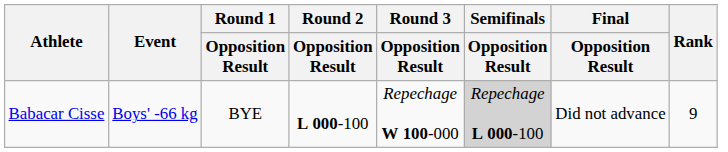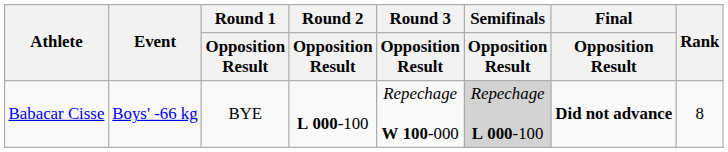(610, 114) normal -> (614, 114) bold
(693, 114) 9 -> (700, 114) 8
